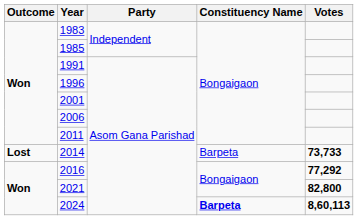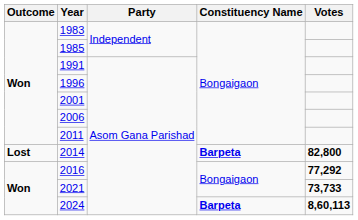(219, 153) normal -> (220, 153) bold
(325, 153) 73,733 -> (325, 153) 82,800
(325, 188) 82,800 -> (325, 188) 73,733
